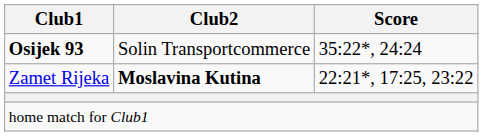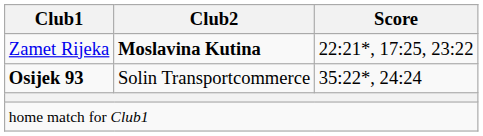rows swapped: (46, 48) <-> (59, 78)
